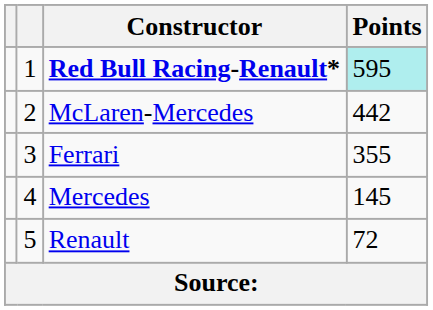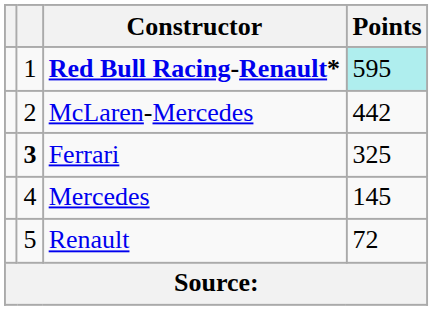(30, 154) normal -> (30, 154) bold
(372, 154) 355 -> (372, 154) 325
